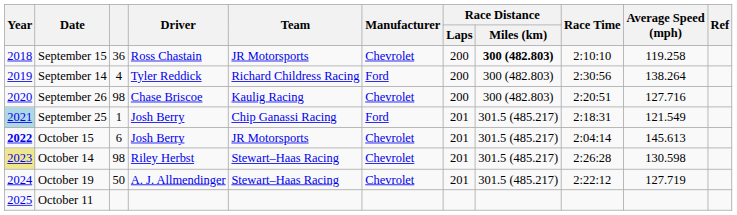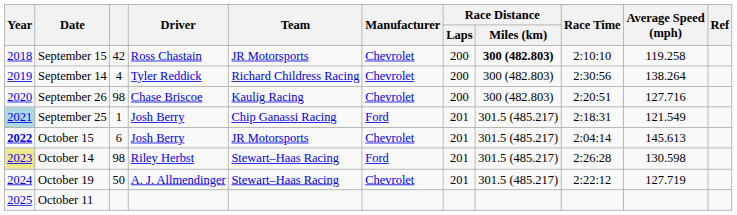(119, 56) 36 -> (119, 56) 42
(377, 76) Ford -> (390, 76) Chevrolet
(390, 158) Chevrolet -> (377, 158) Ford
